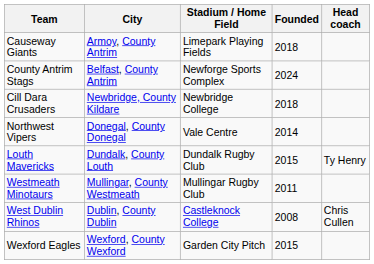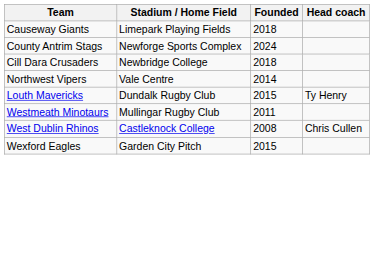- column: (132, 19)
